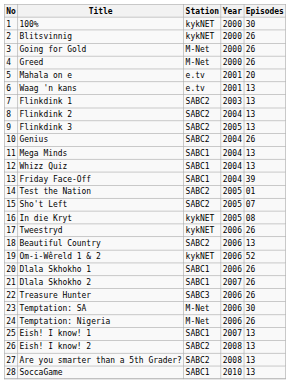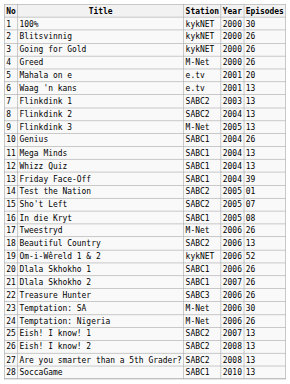(198, 50) M-Net -> (200, 50) kykNET
(198, 127) SABC2 -> (198, 127) M-Net
(198, 140) SABC2 -> (198, 140) SABC1
(200, 218) kykNET -> (198, 218) SABC1
(200, 230) kykNET -> (198, 230) M-Net
(198, 334) SABC1 -> (198, 334) SABC2
